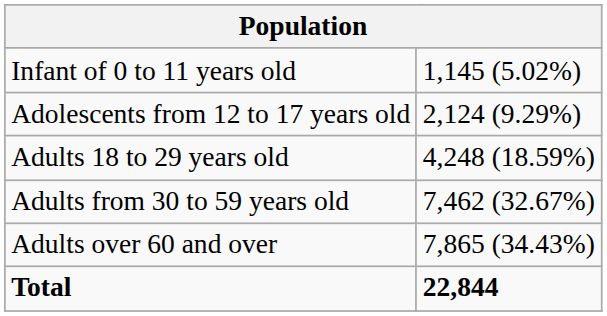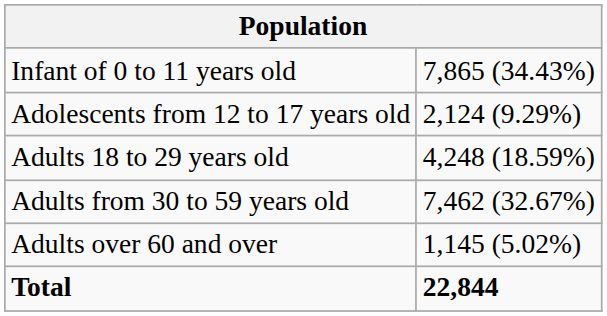(502, 69) 1,145 (5.02%) -> (509, 69) 7,865 (34.43%)
(509, 244) 7,865 (34.43%) -> (502, 244) 1,145 (5.02%)
